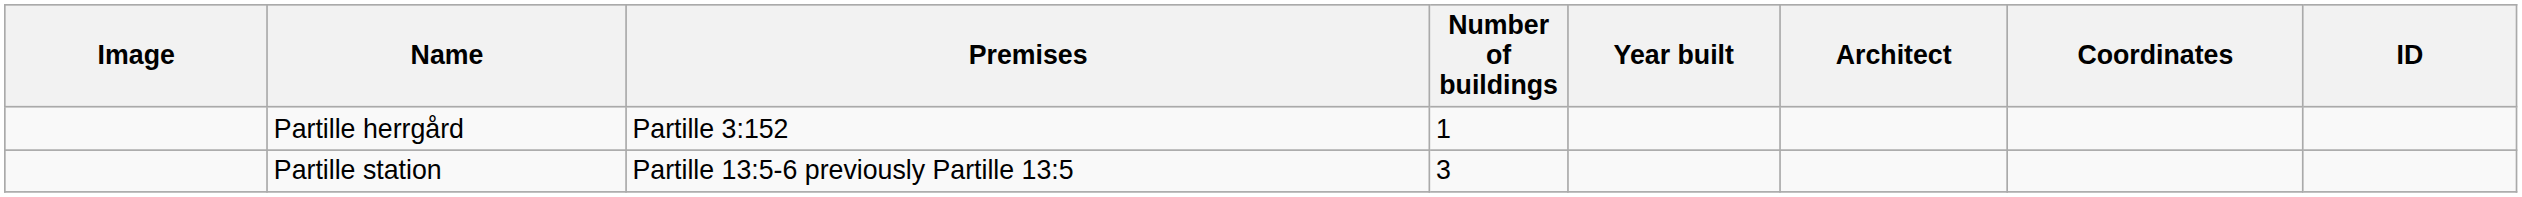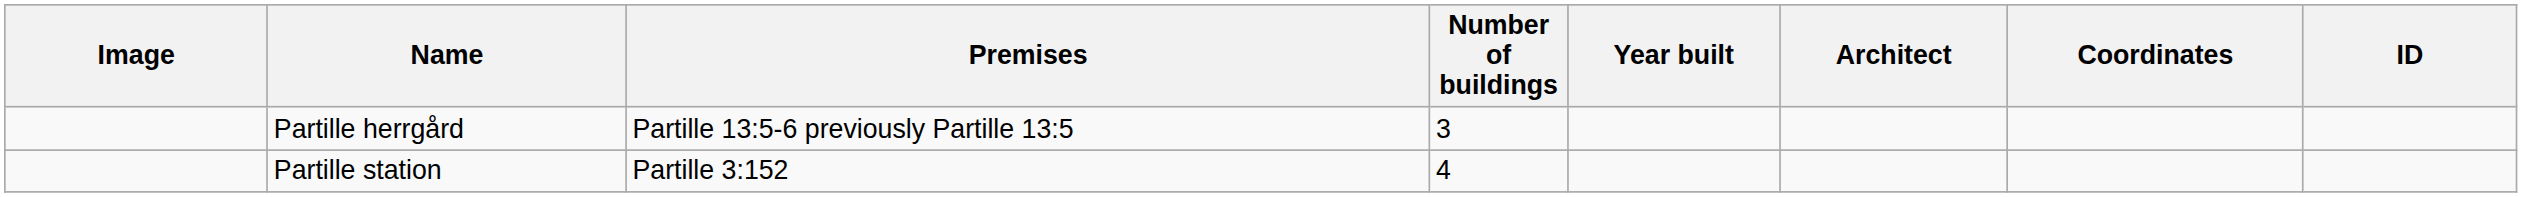(710, 128) Partille 3:152 -> (853, 128) Partille 13:5-6 previously Partille 13:5
(1443, 128) 1 -> (1443, 128) 3
(853, 170) Partille 13:5-6 previously Partille 13:5 -> (710, 170) Partille 3:152
(1443, 170) 3 -> (1443, 170) 4
